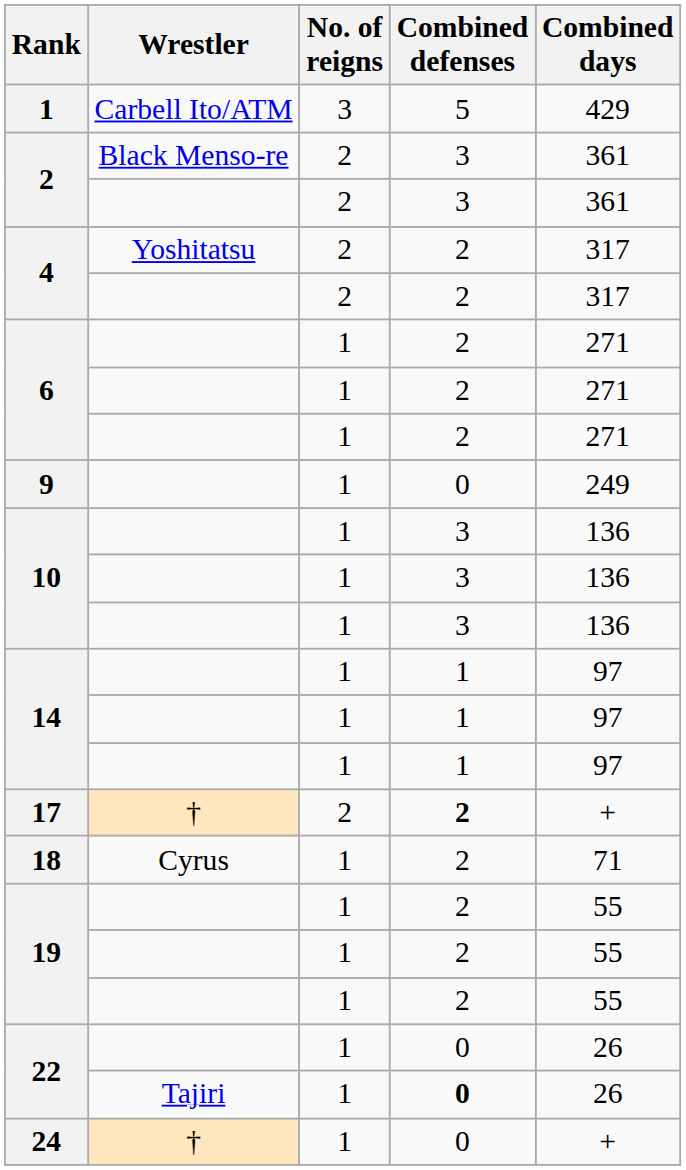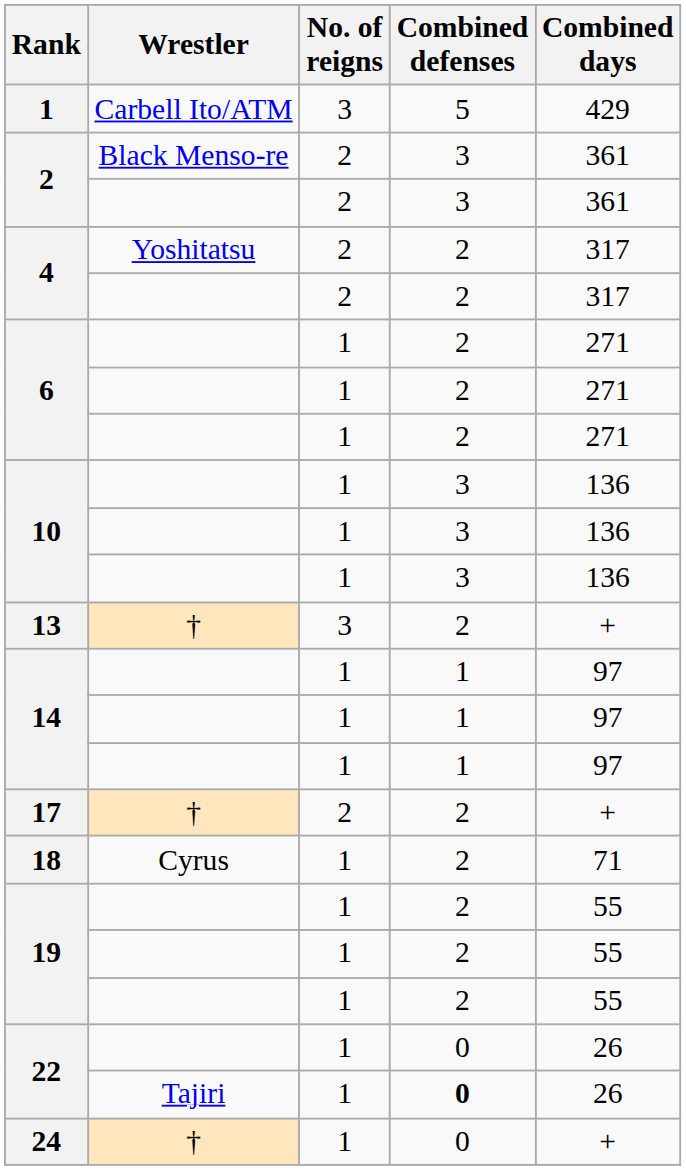- row: (46, 483)
+ row: (46, 624)
(462, 812) bold -> (462, 812) normal
